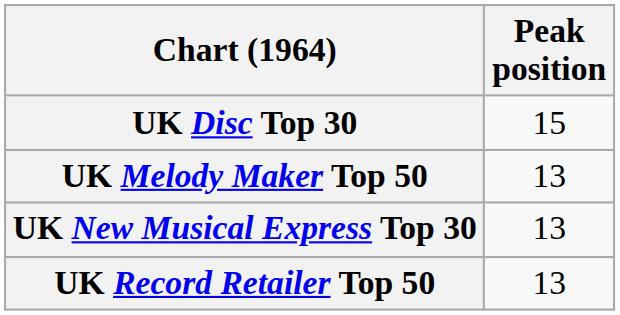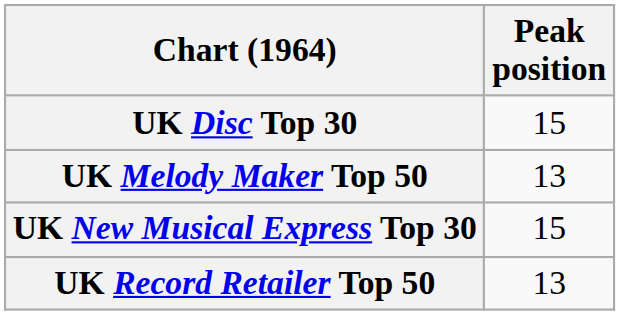(549, 228) 13 -> (549, 228) 15
